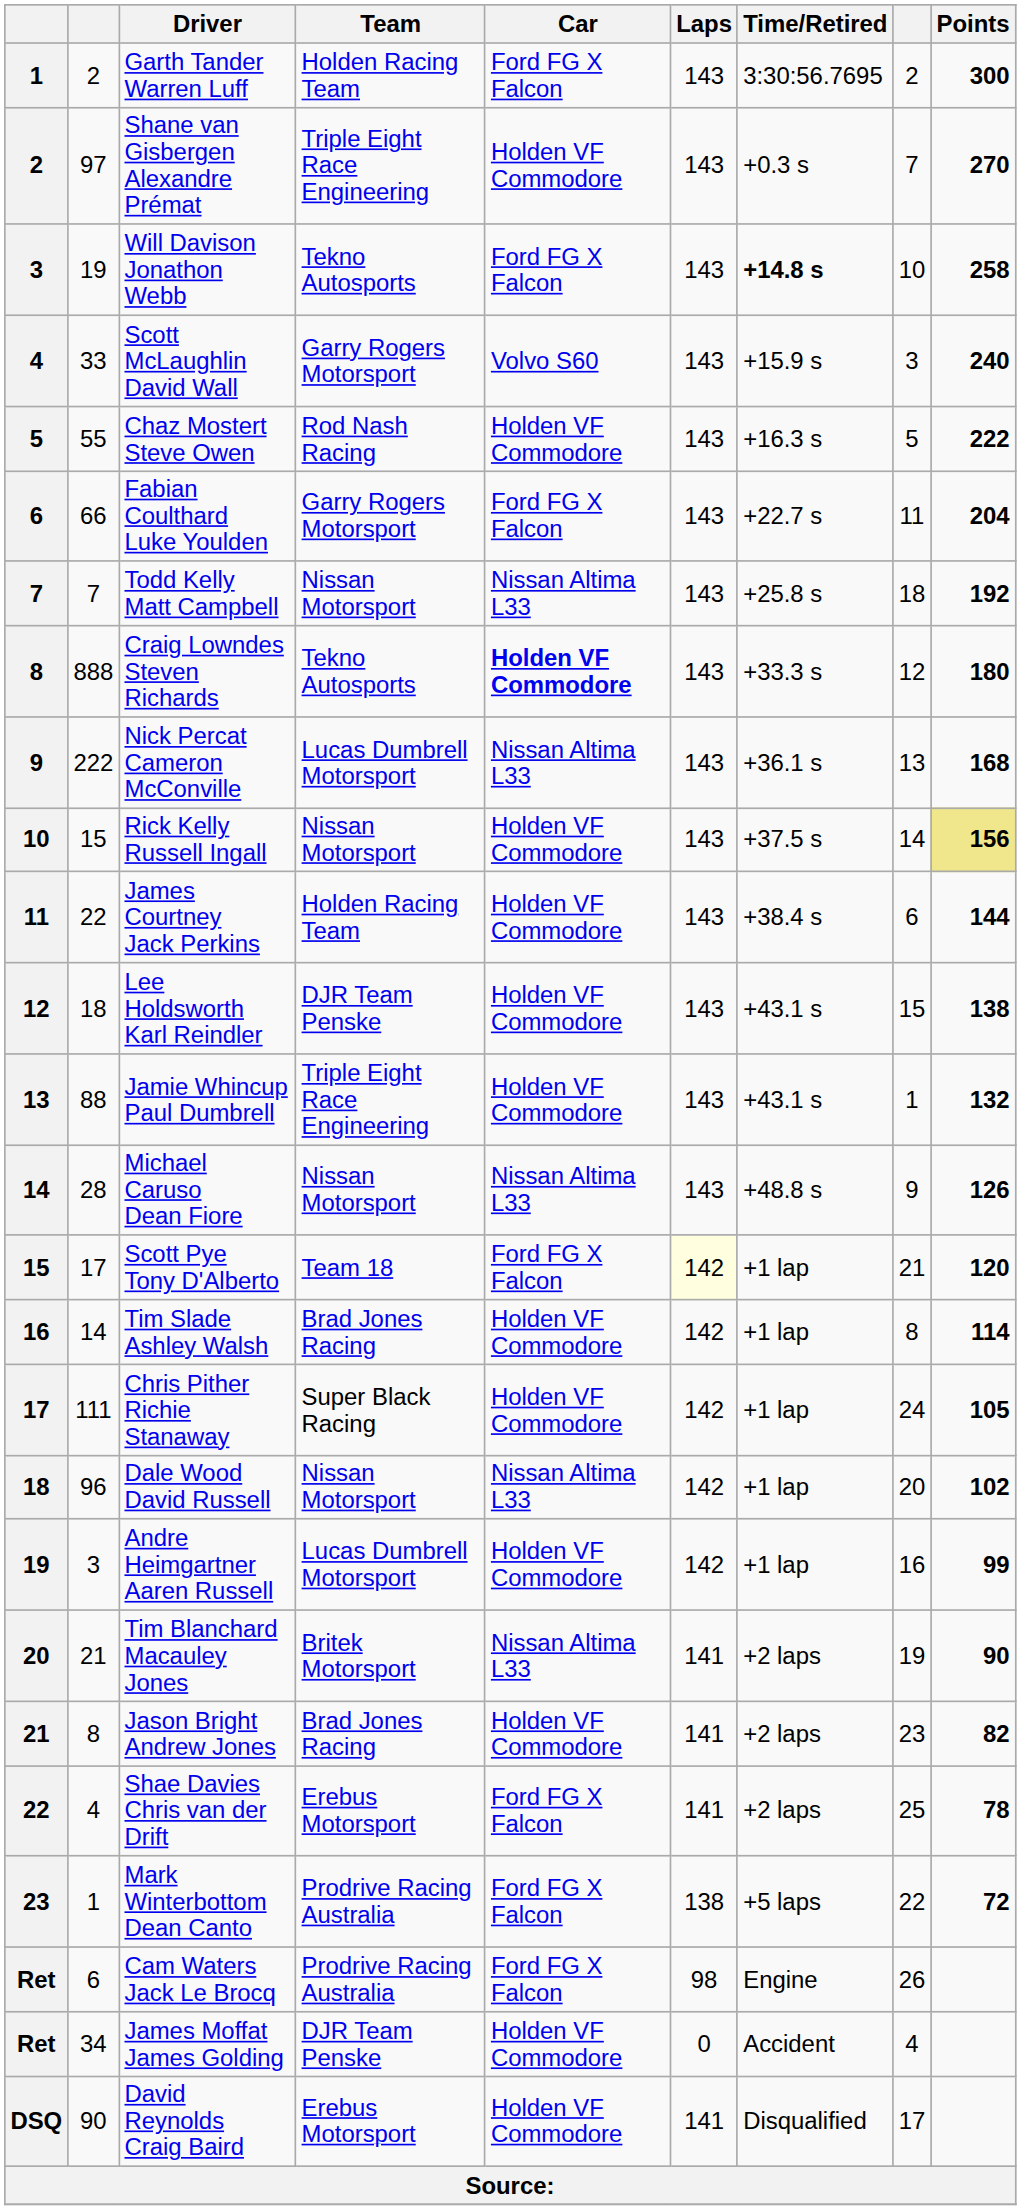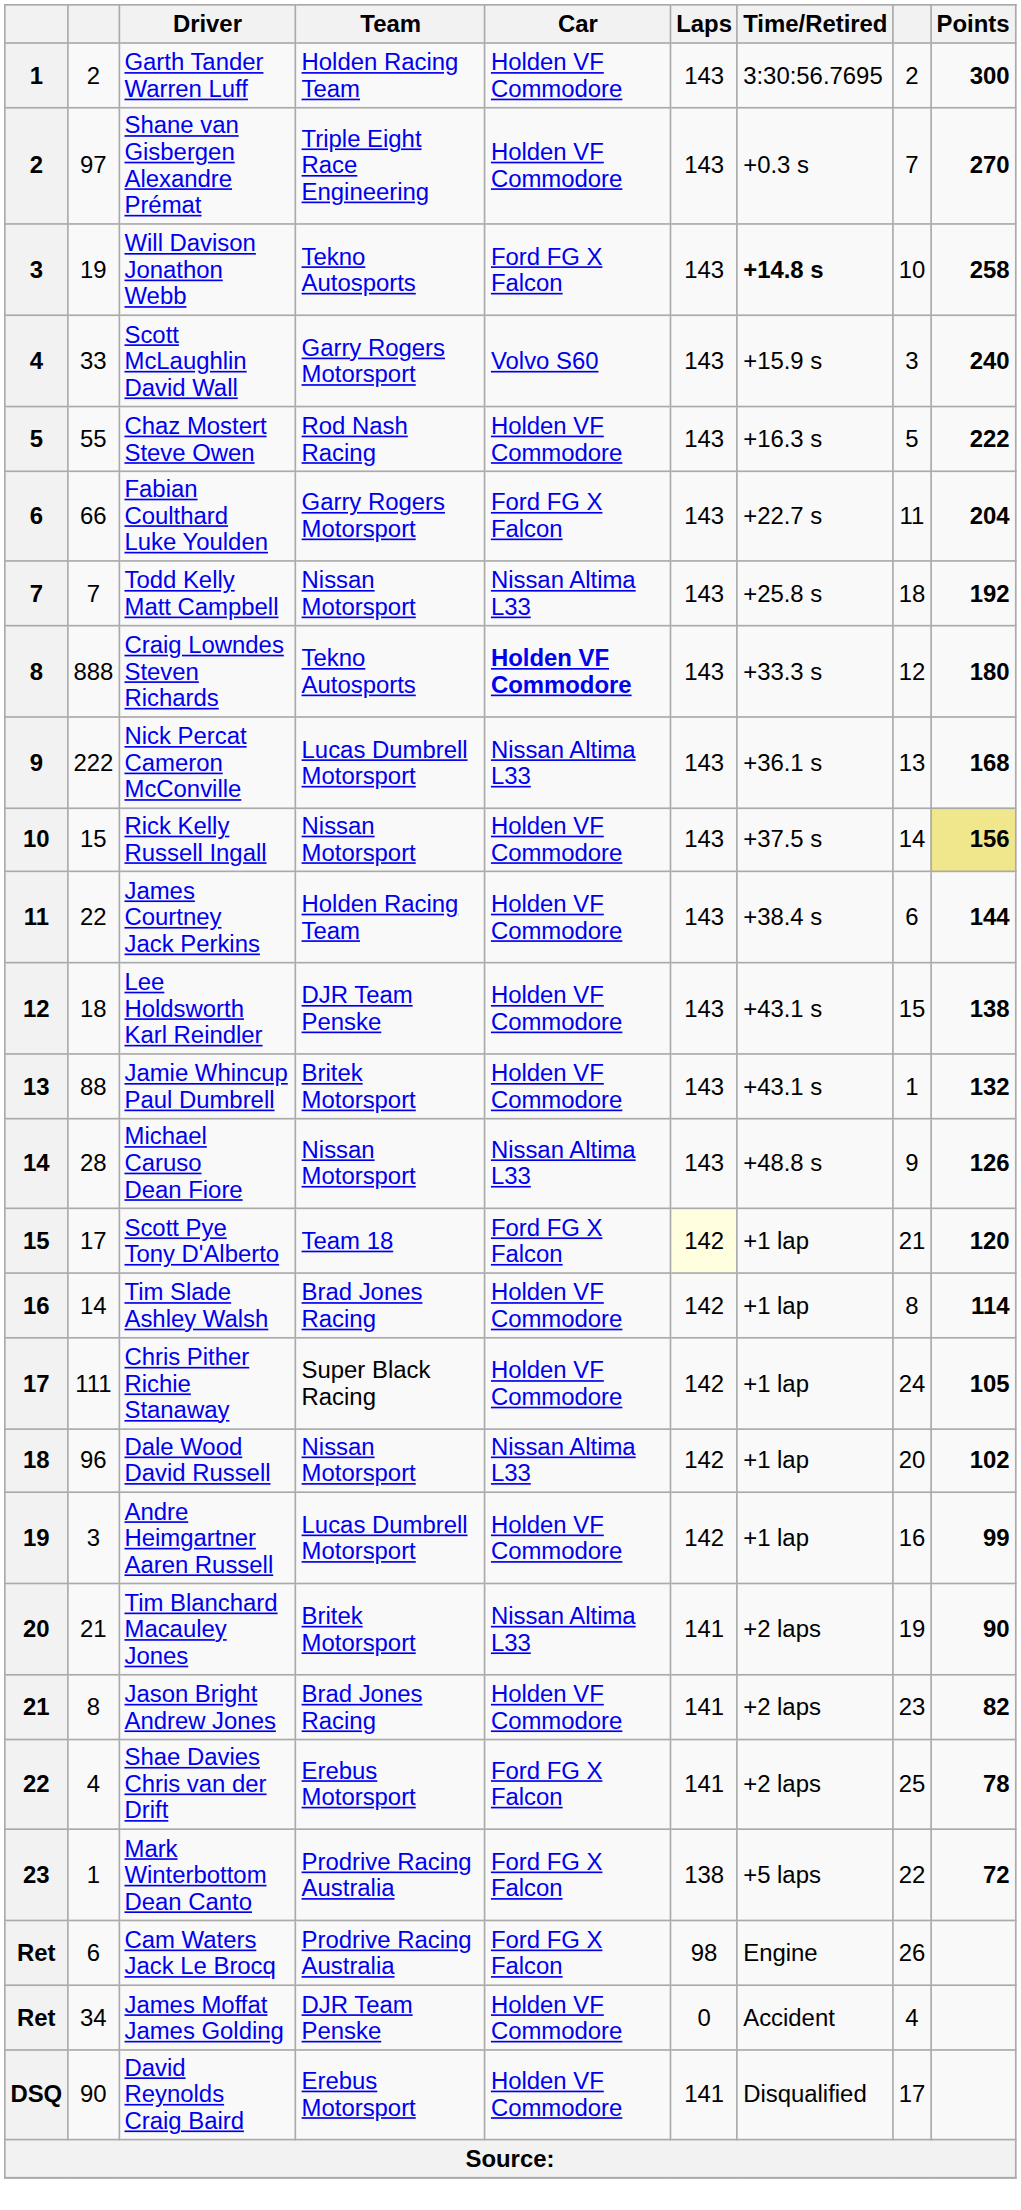(547, 75) Ford FG X Falcon -> (557, 75) Holden VF Commodore
(365, 1099) Triple Eight Race Engineering -> (359, 1086) Britek Motorsport
